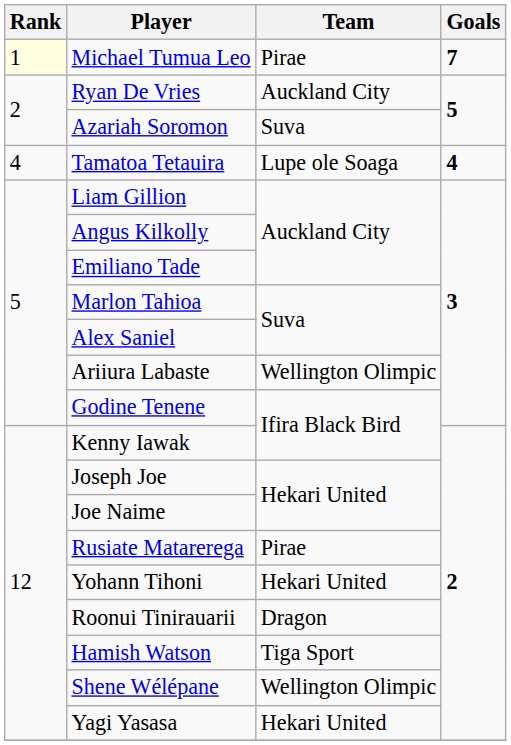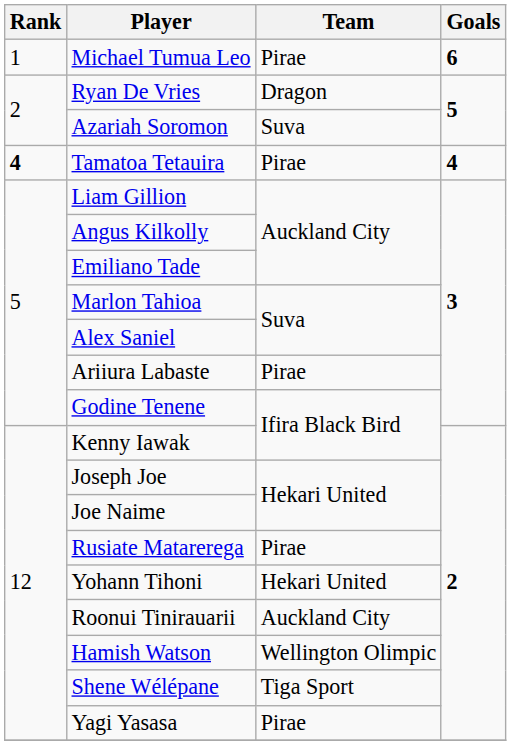(15, 57) lightyellow background -> (15, 57) no background
(452, 57) 7 -> (452, 57) 6
(325, 92) Auckland City -> (294, 92) Dragon
(15, 162) normal -> (15, 162) bold
(329, 162) Lupe ole Soaga -> (283, 162) Pirae
(348, 372) Wellington Olimpic -> (283, 372) Pirae
(294, 617) Dragon -> (325, 617) Auckland City
(307, 652) Tiga Sport -> (348, 652) Wellington Olimpic
(348, 687) Wellington Olimpic -> (307, 687) Tiga Sport
(324, 722) Hekari United -> (283, 722) Pirae
